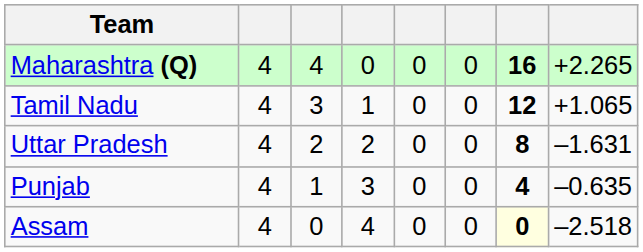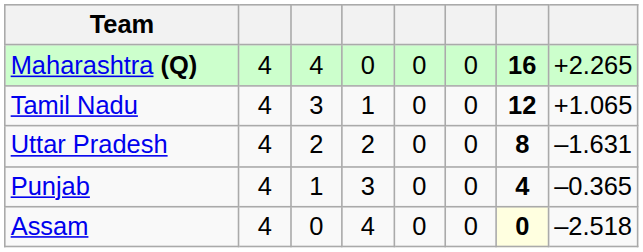(593, 186) –0.635 -> (593, 186) –0.365
